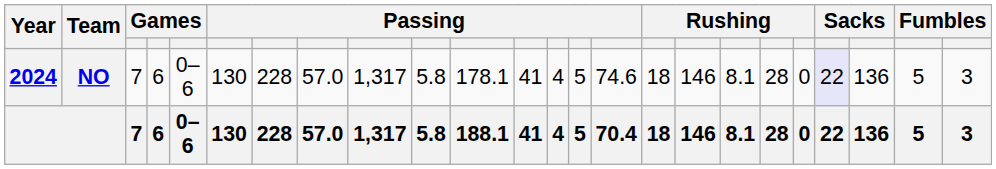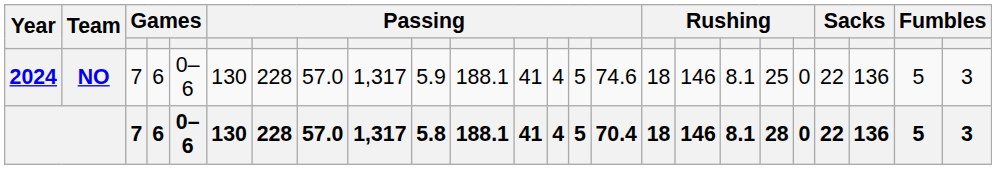(431, 76) 5.8 -> (431, 76) 5.9
(482, 76) 178.1 -> (482, 76) 188.1
(777, 76) 28 -> (777, 76) 25
(832, 76) lavender background -> (832, 76) no background
